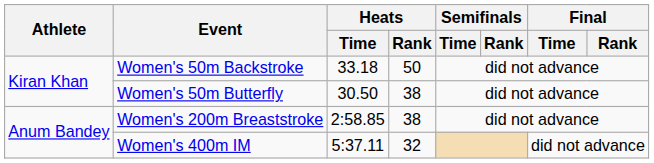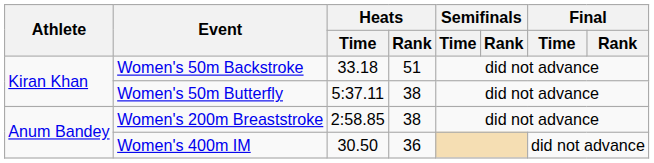(412, 69) 50 -> (412, 69) 51
(358, 94) 30.50 -> (358, 94) 5:37.11
(358, 145) 5:37.11 -> (358, 145) 30.50
(412, 145) 32 -> (412, 145) 36
